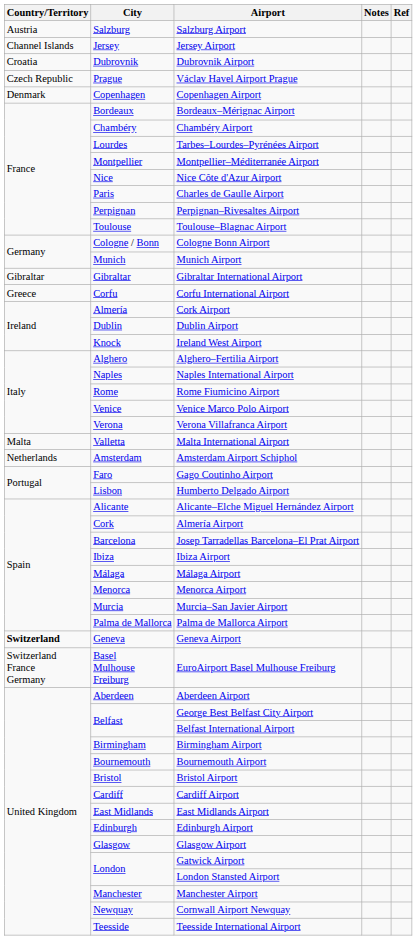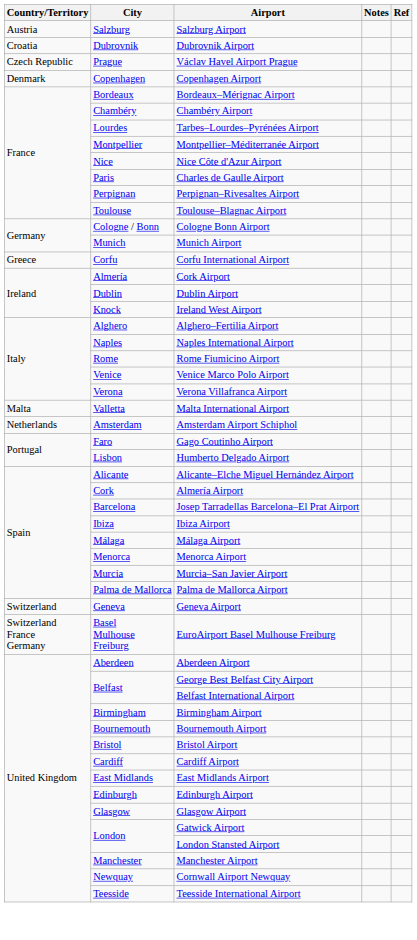- row: (206, 45)
- row: (239, 276)
(33, 639) bold -> (32, 606) normal
